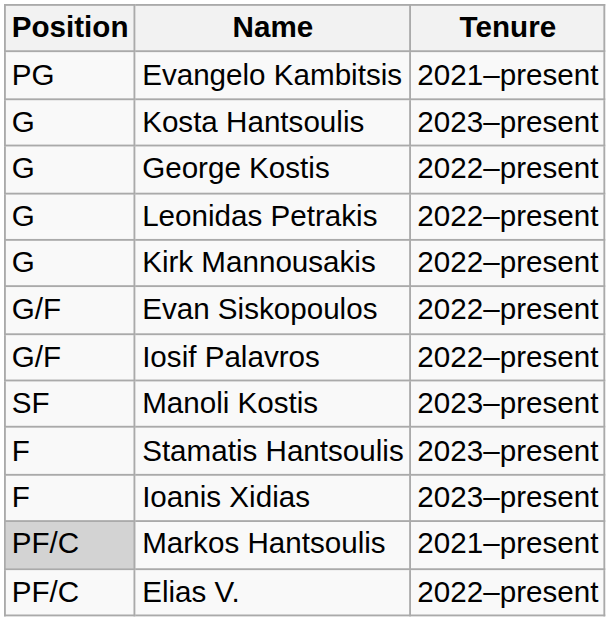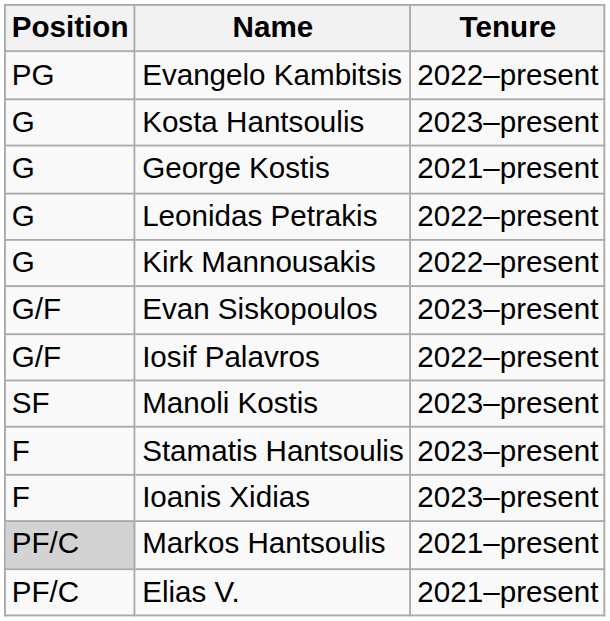(508, 74) 2021–present -> (508, 74) 2022–present
(508, 168) 2022–present -> (508, 168) 2021–present
(508, 309) 2022–present -> (508, 309) 2023–present
(508, 591) 2022–present -> (508, 591) 2021–present
